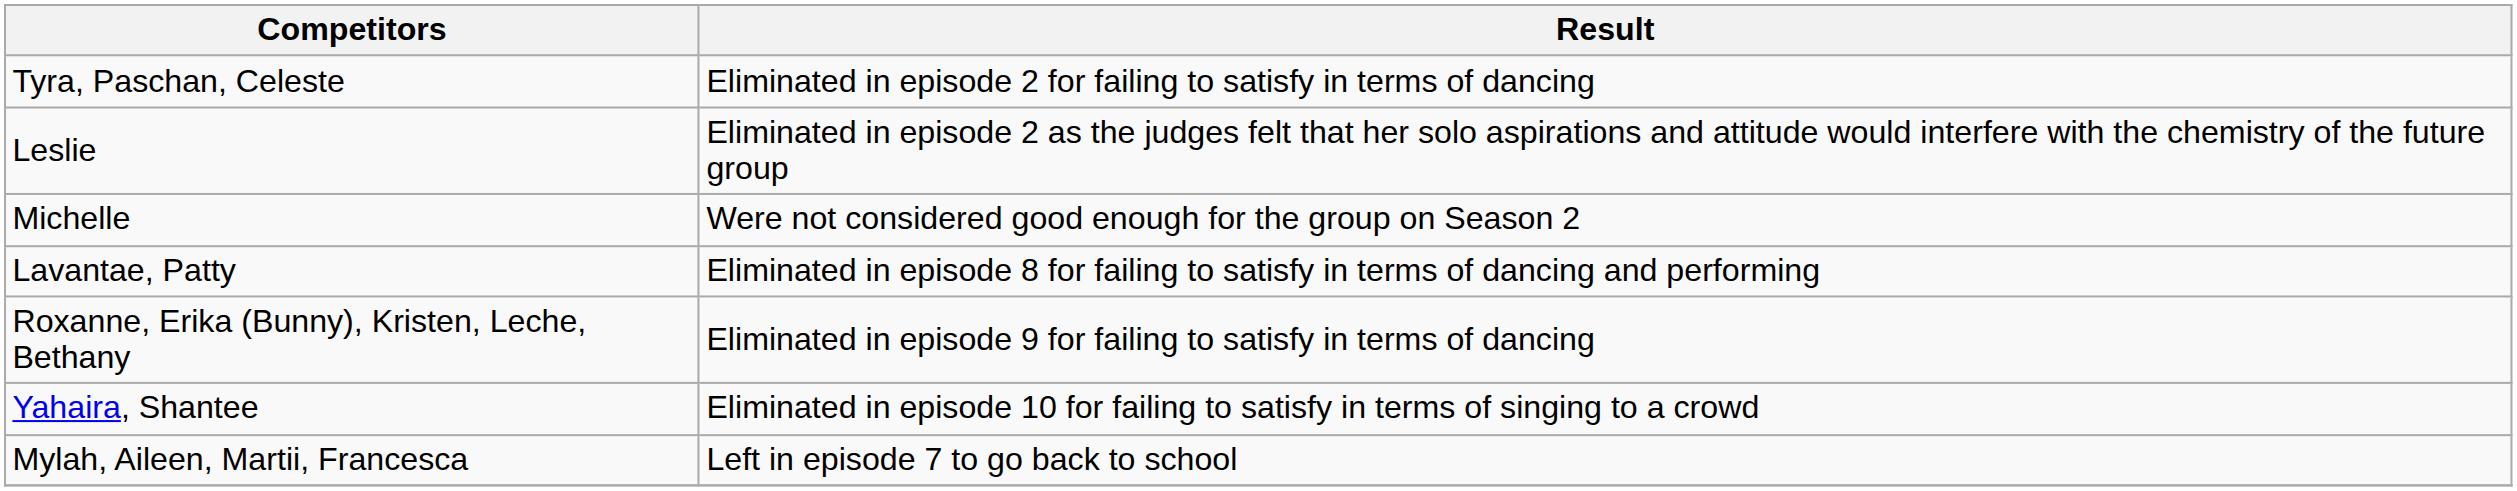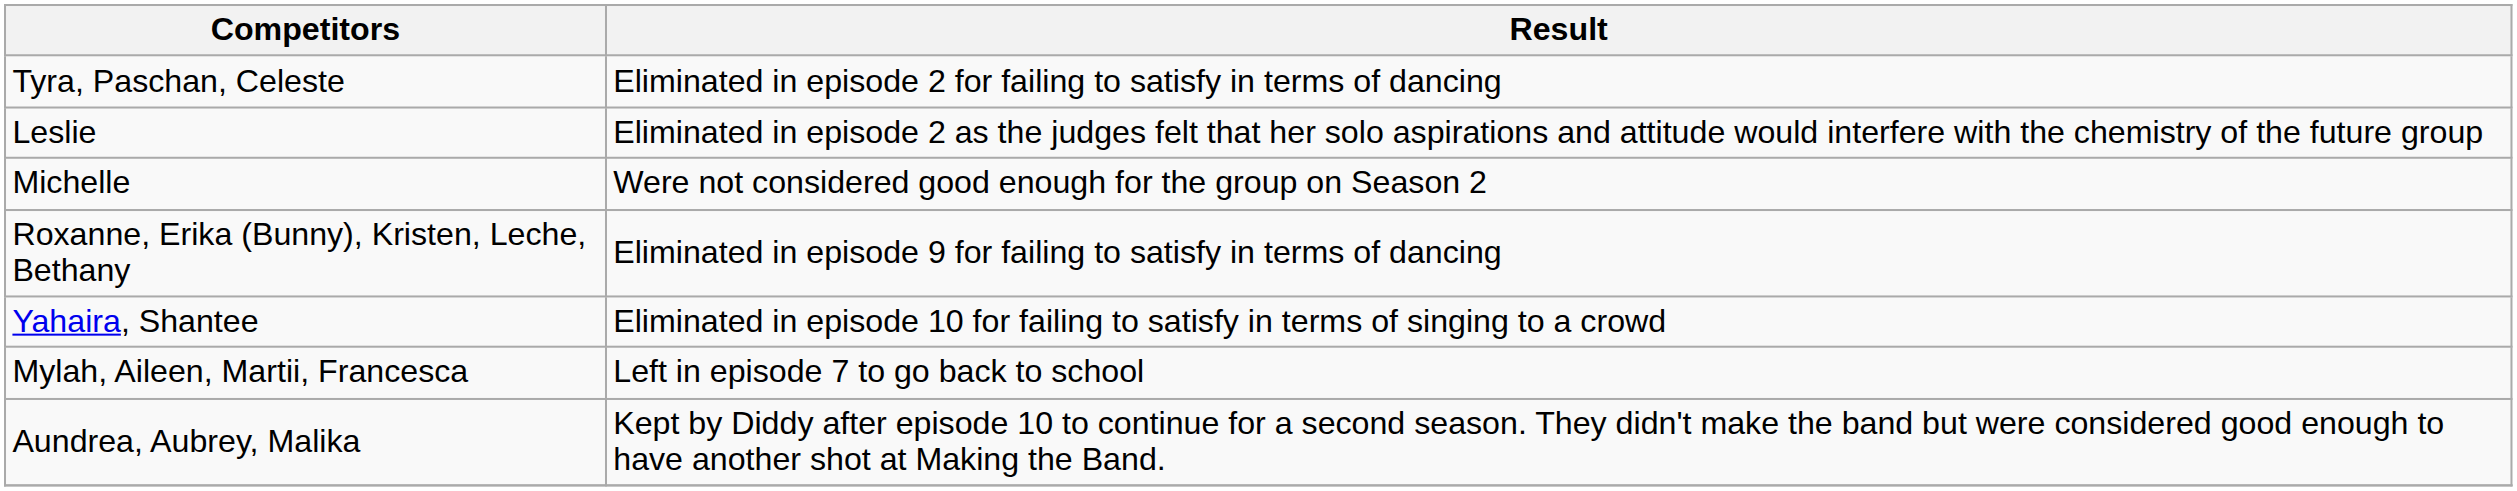- row: (124, 270)
+ row: (186, 441)
